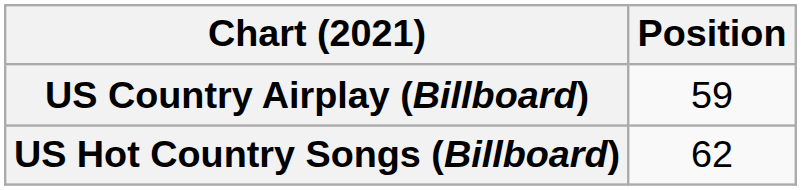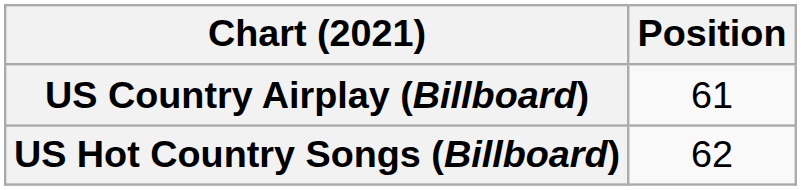(712, 94) 59 -> (712, 94) 61
